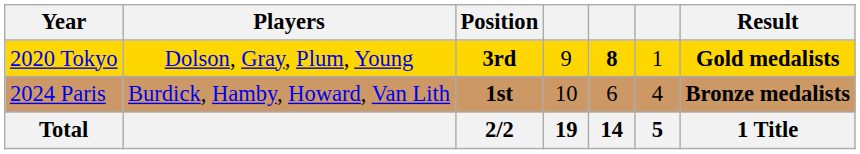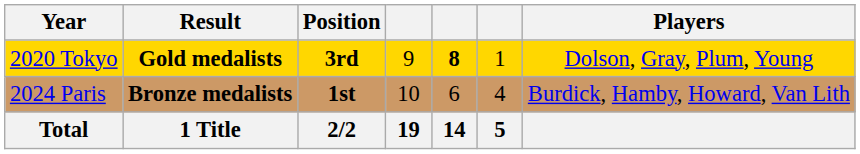columns swapped: (768, 22) <-> (289, 22)
